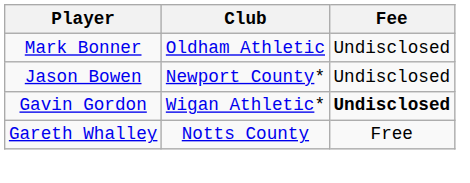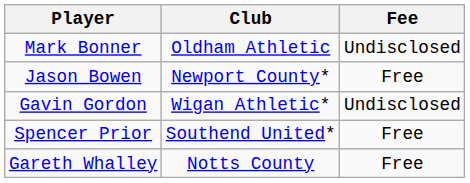(392, 77) Undisclosed -> (402, 77) Free
(392, 106) bold -> (402, 106) normal
+ row: (83, 134)
